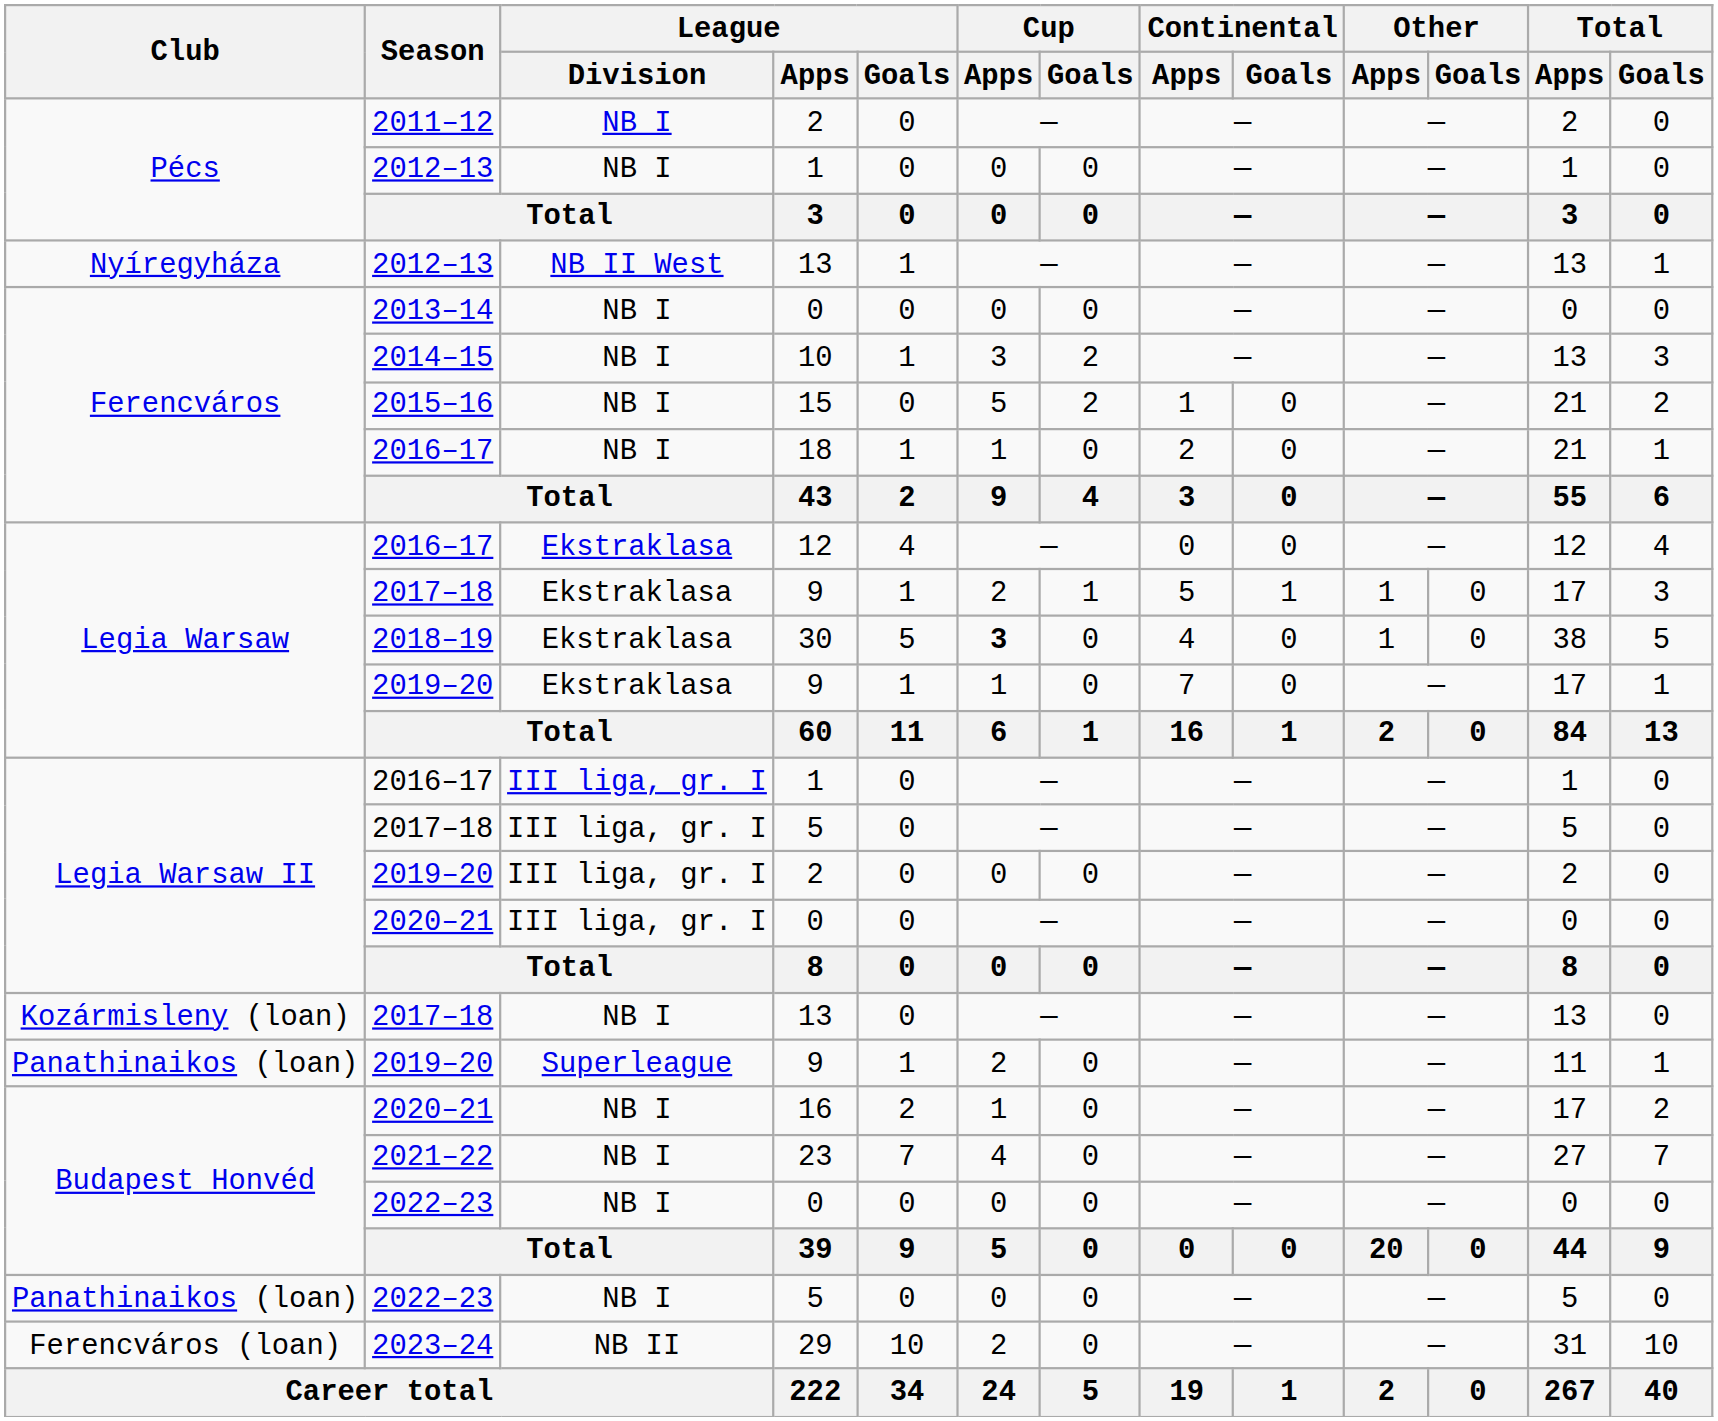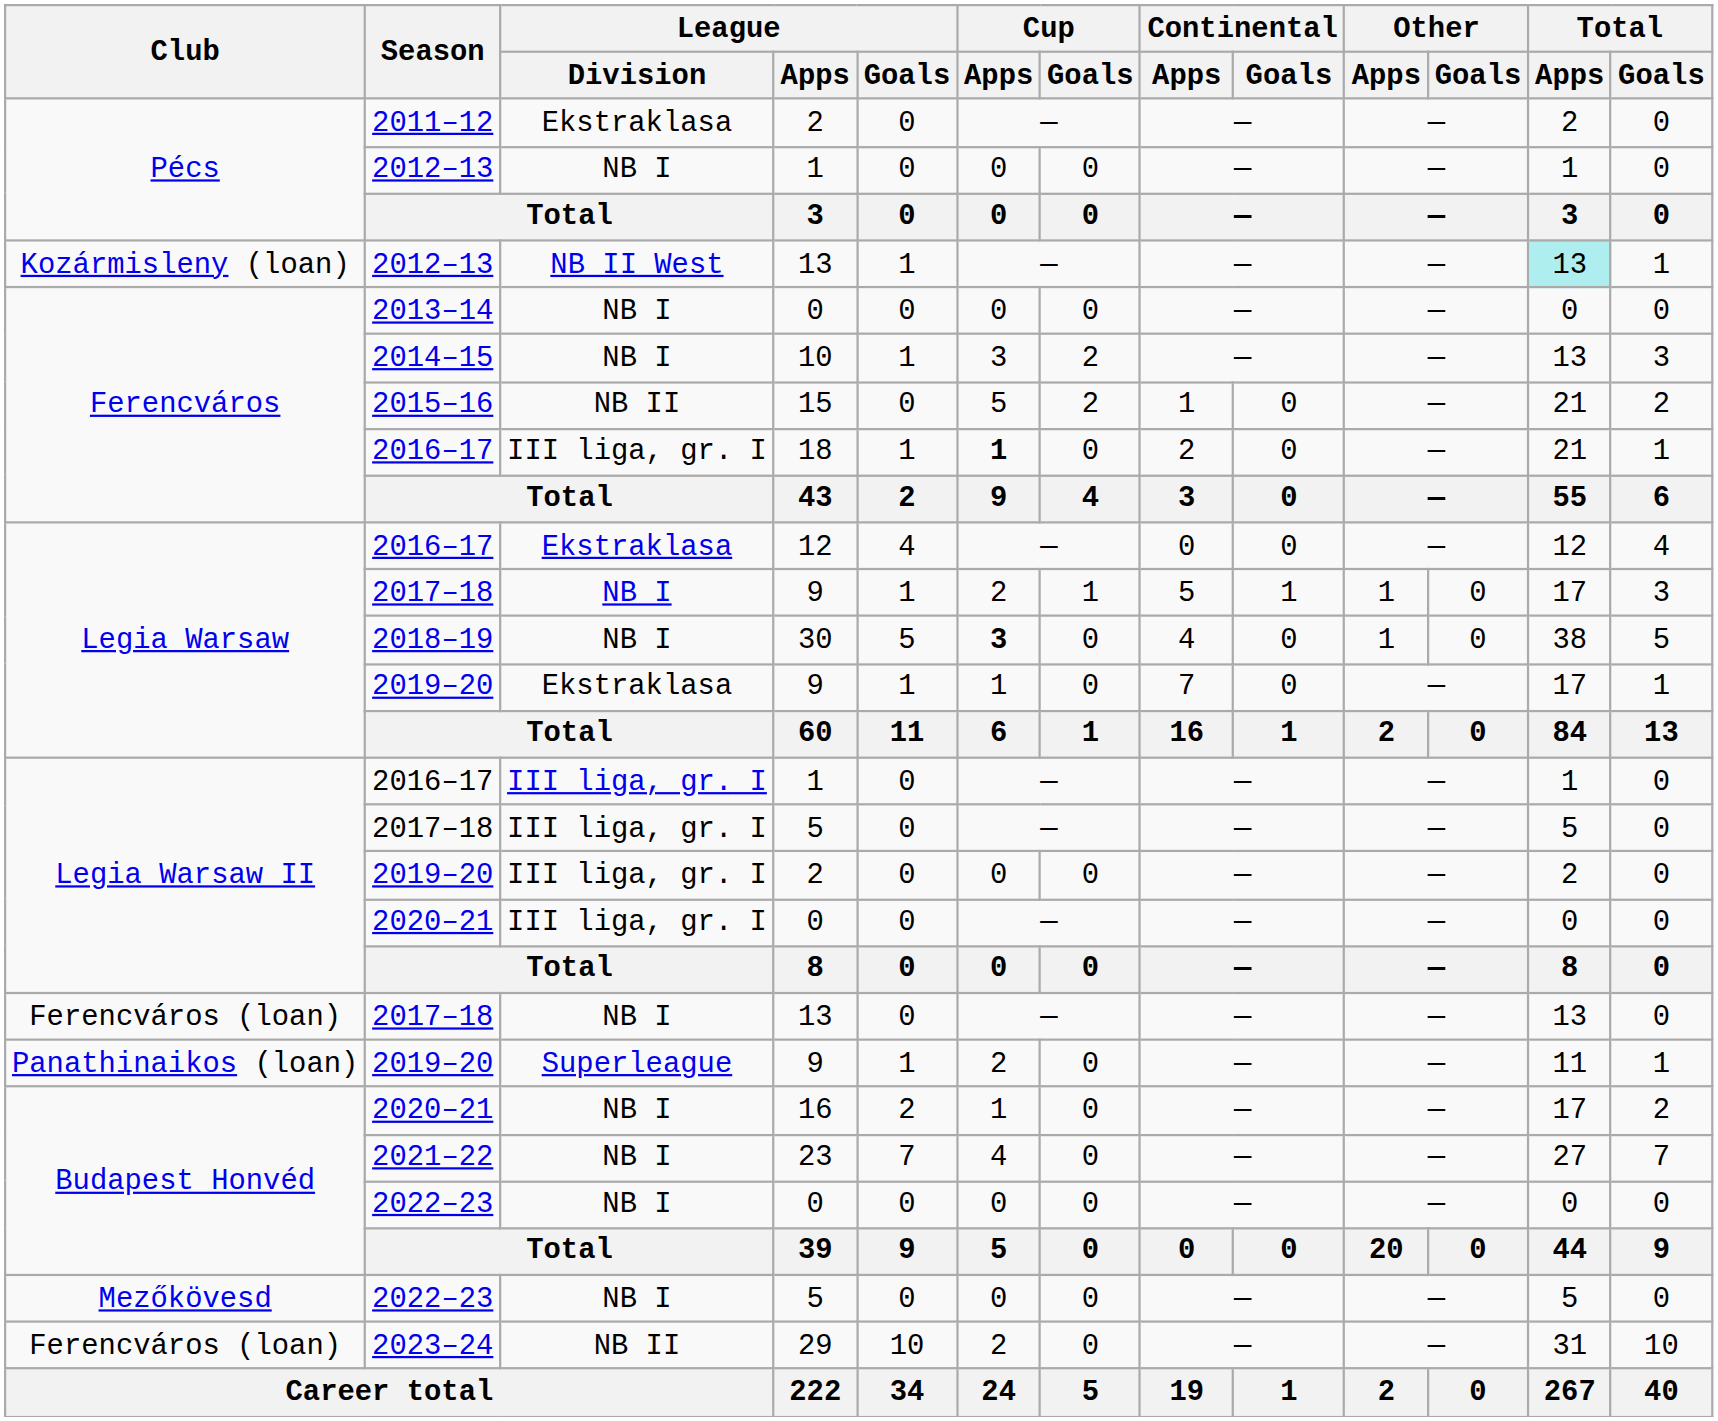(637, 123) NB I -> (637, 123) Ekstraklasa
(185, 264) Nyíregyháza -> (185, 264) Kozármisleny (loan)
(1570, 264) no background -> (1570, 264) paleturquoise background
(637, 405) NB I -> (637, 405) NB II
(637, 452) NB I -> (637, 452) III liga, gr. I
(999, 452) normal -> (999, 452) bold
(637, 593) Ekstraklasa -> (637, 593) NB I
(637, 640) Ekstraklasa -> (637, 640) NB I
(185, 1016) Kozármisleny (loan) -> (185, 1016) Ferencváros (loan)
(185, 1299) Panathinaikos (loan) -> (185, 1299) Mezőkövesd
